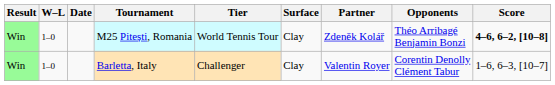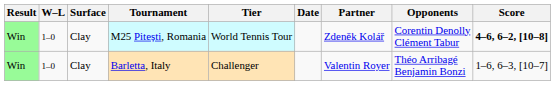columns swapped: (81, 13) <-> (301, 13)
(430, 36) Théo Arribagé Benjamin Bonzi -> (432, 36) Corentin Denolly Clément Tabur
(432, 65) Corentin Denolly Clément Tabur -> (430, 65) Théo Arribagé Benjamin Bonzi
